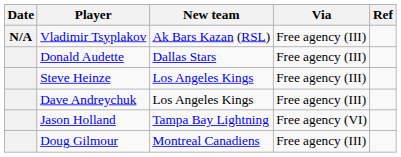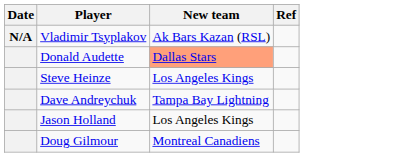- column: (322, 15)
(184, 57) no background -> (184, 57) lightsalmon background
(203, 99) Los Angeles Kings -> (211, 99) Tampa Bay Lightning
(211, 120) Tampa Bay Lightning -> (203, 120) Los Angeles Kings
